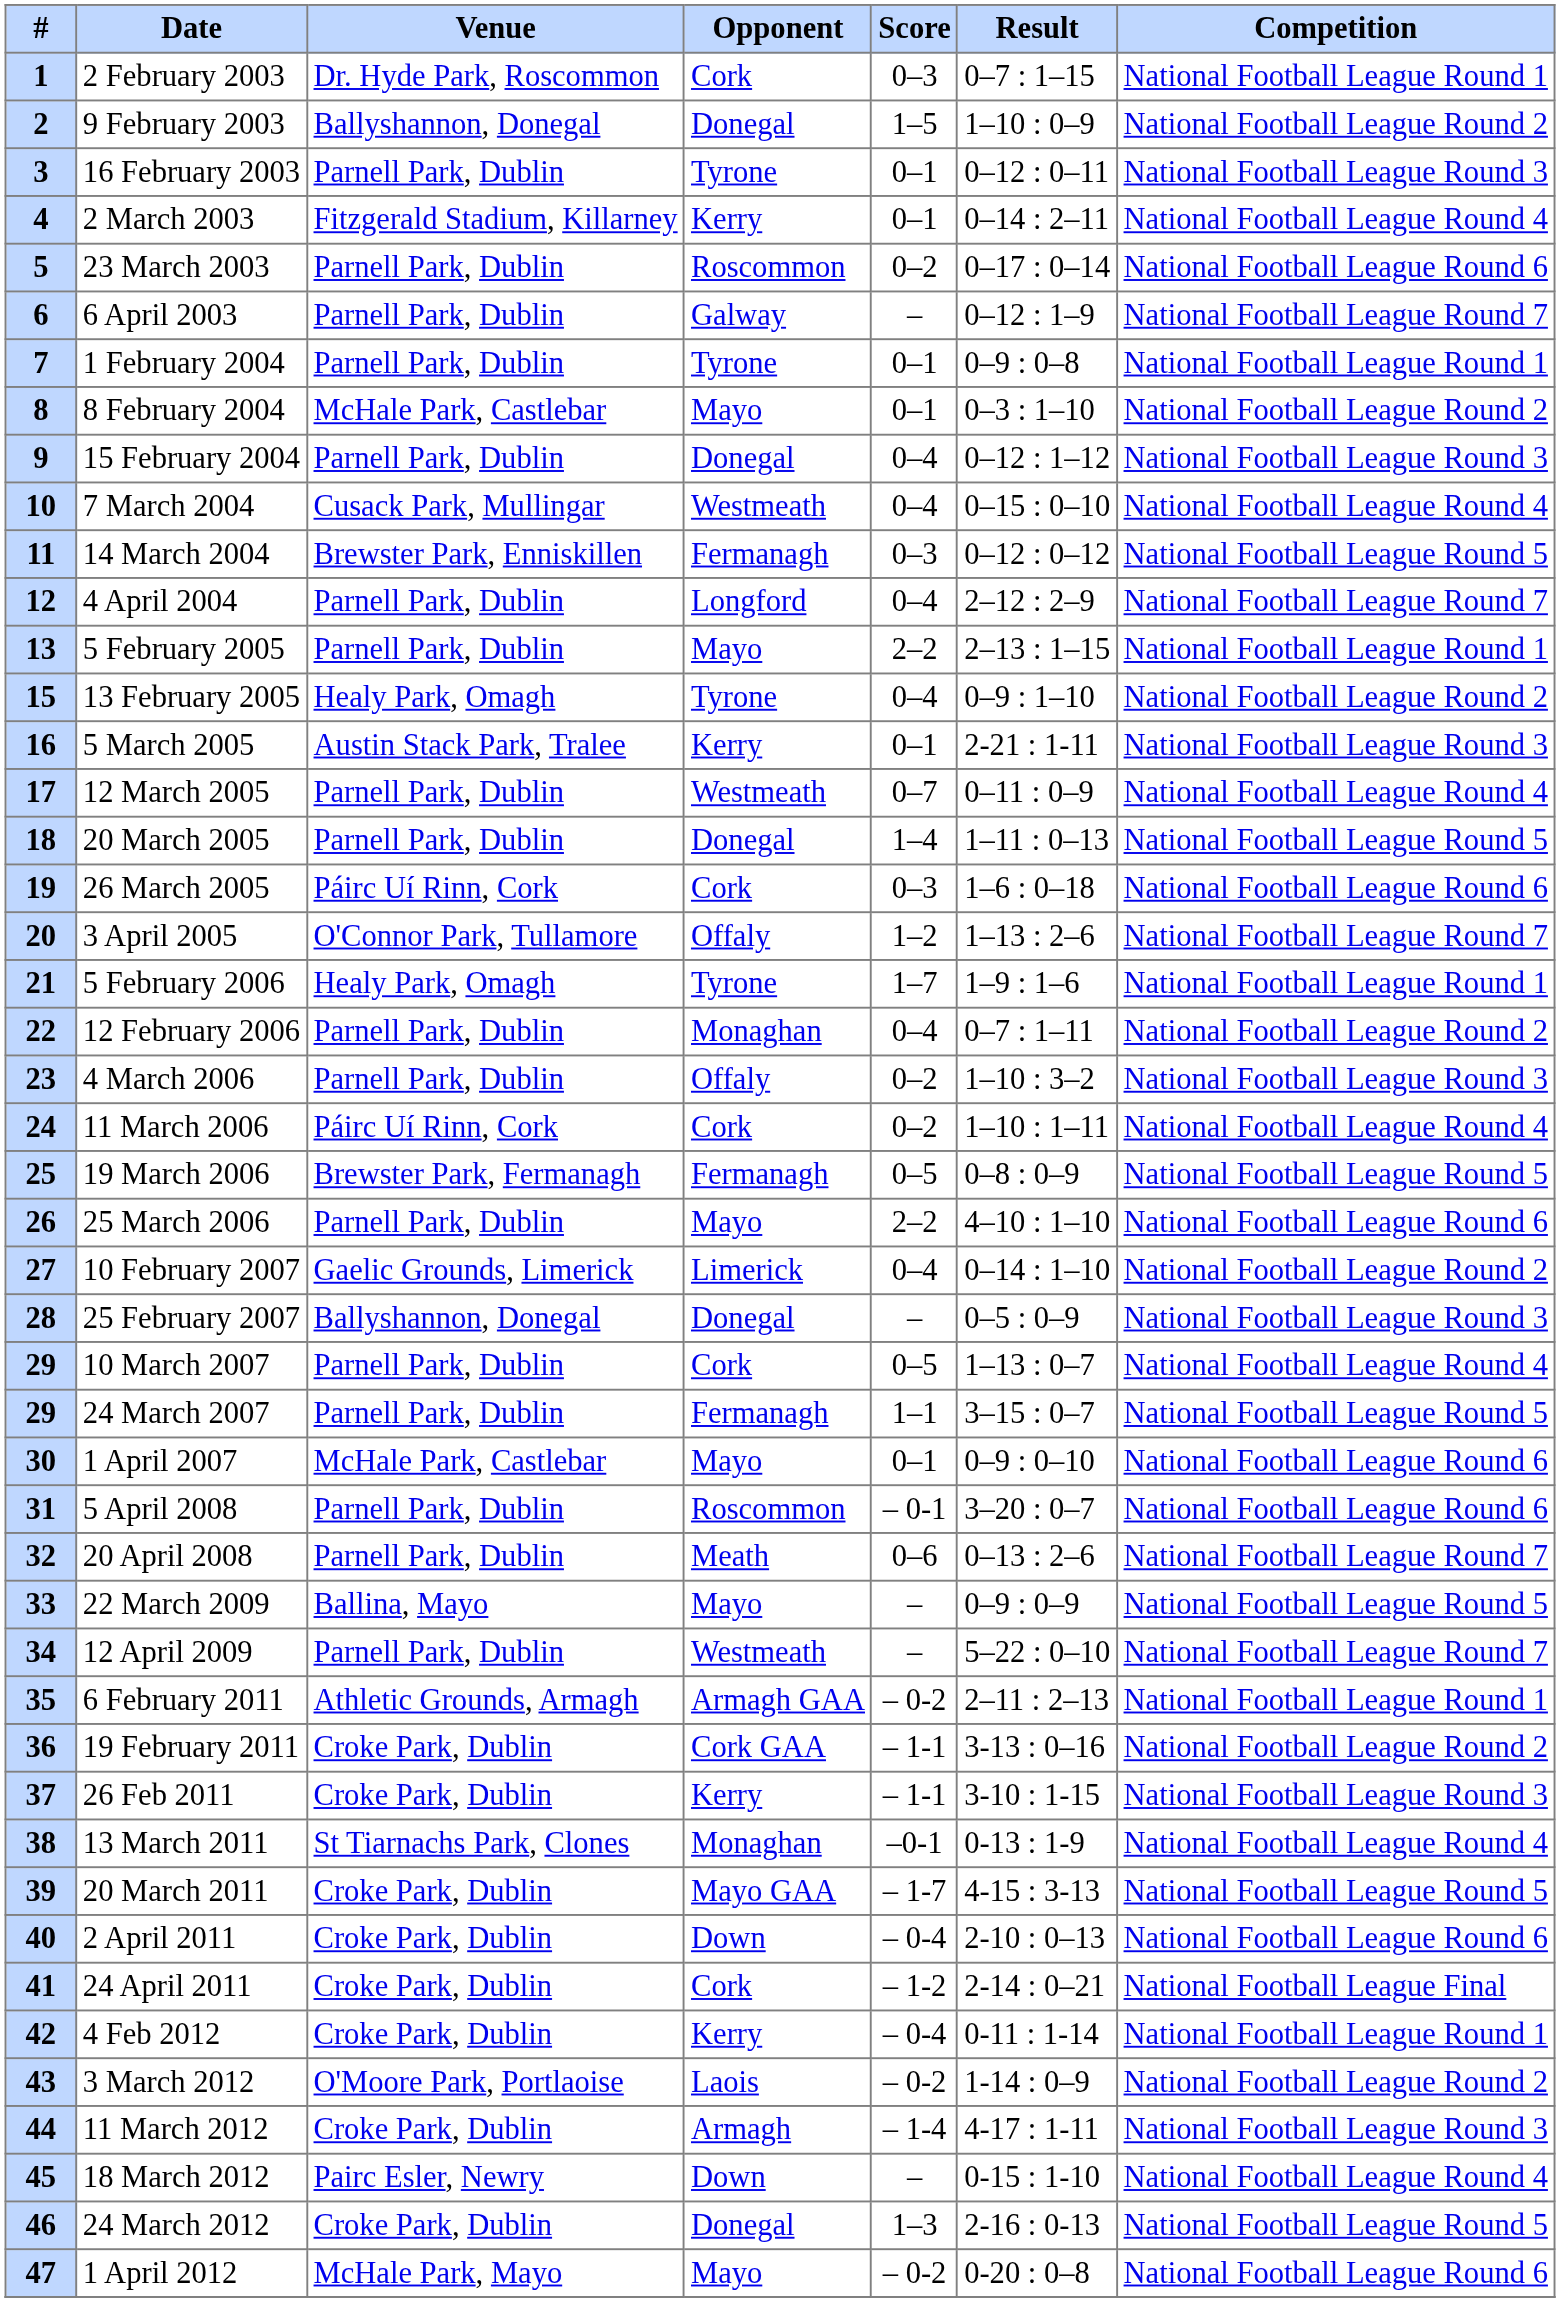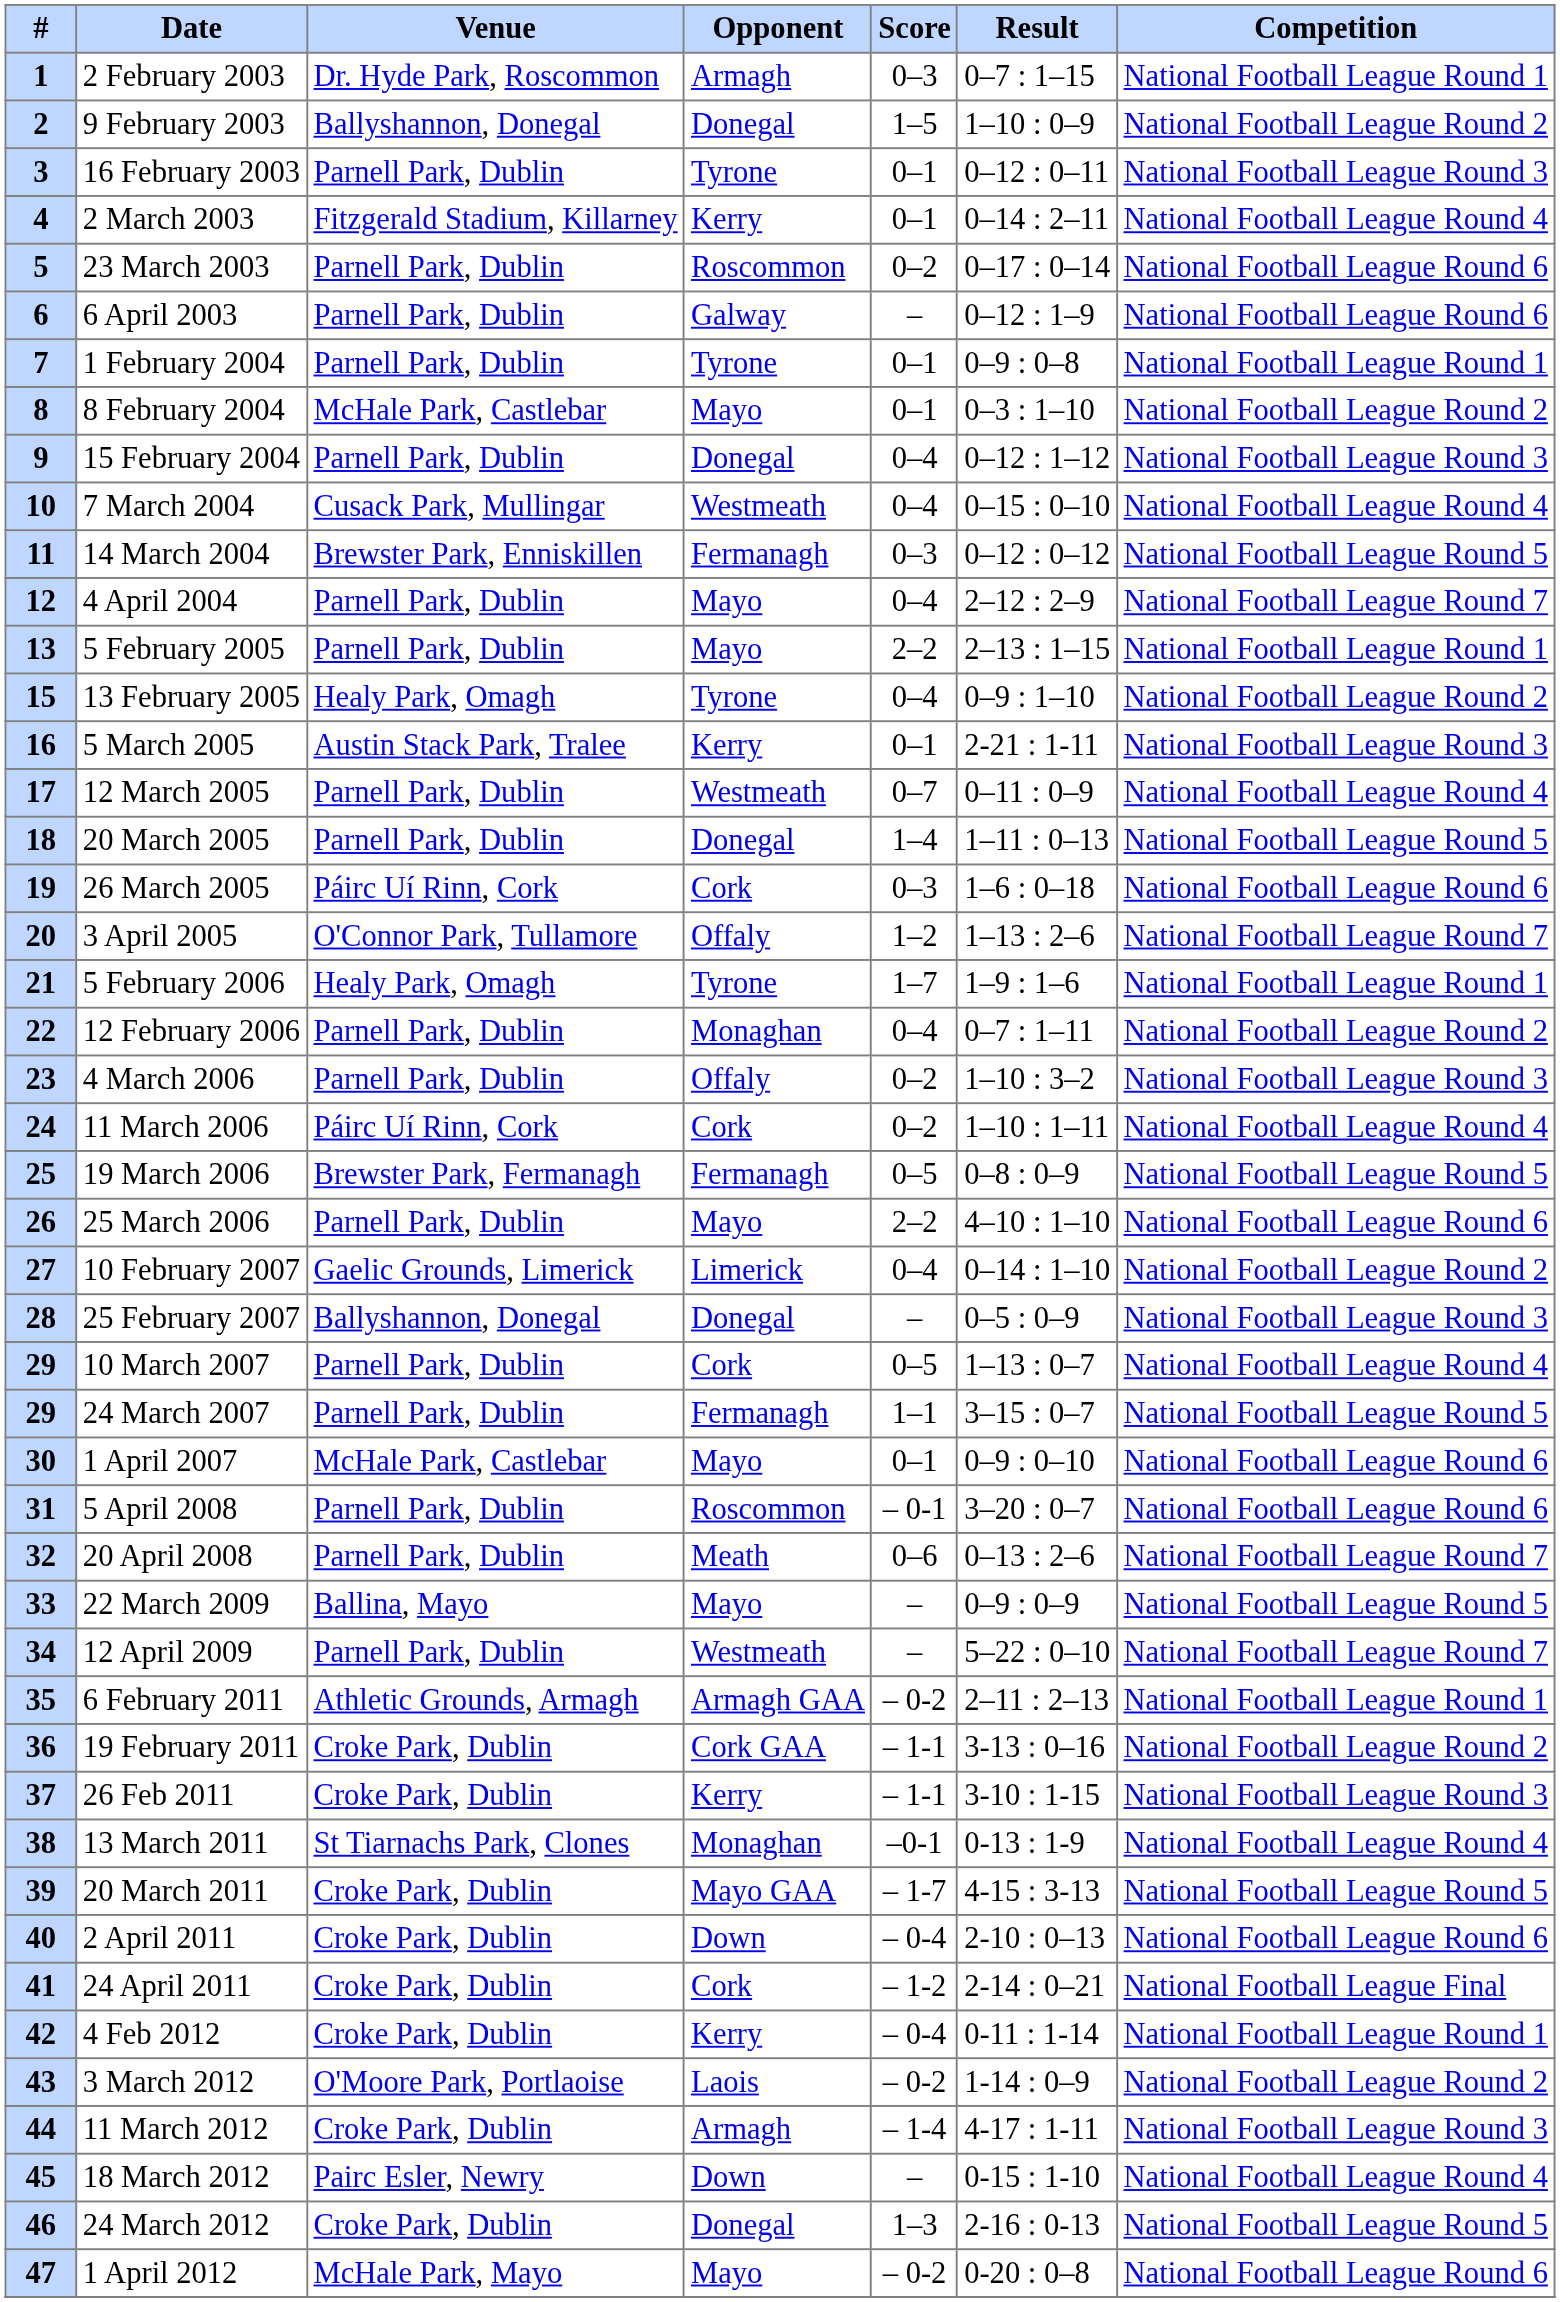(722, 76) Cork -> (741, 76) Armagh
(1336, 314) National Football League Round 7 -> (1336, 314) National Football League Round 6
(749, 601) Longford -> (727, 601) Mayo
